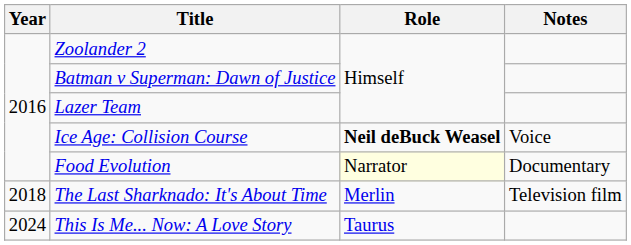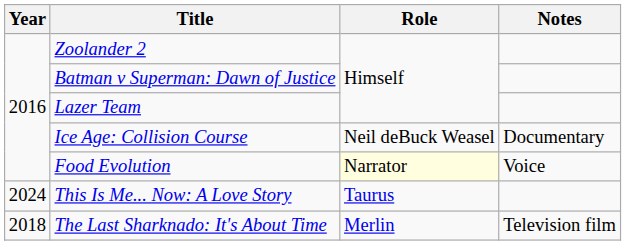(422, 136) bold -> (419, 136) normal
(530, 136) Voice -> (554, 136) Documentary
(559, 166) Documentary -> (524, 166) Voice
rows swapped: (191, 195) <-> (173, 225)
